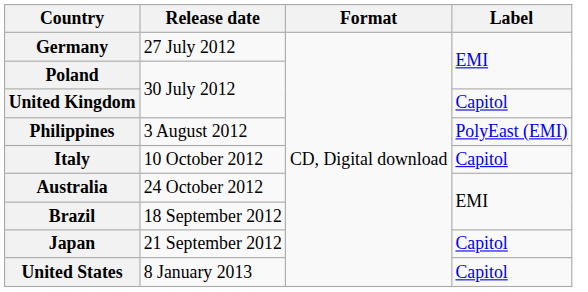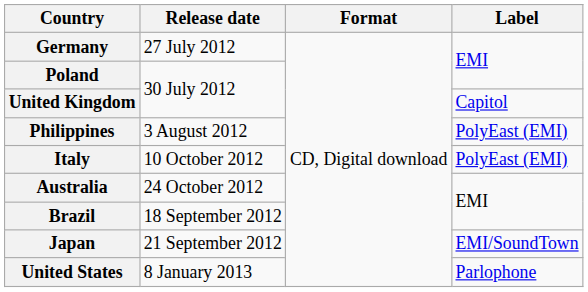(482, 159) Capitol -> (511, 159) PolyEast (EMI)
(482, 243) Capitol -> (517, 243) EMI/SoundTown
(482, 272) Capitol -> (496, 272) Parlophone
